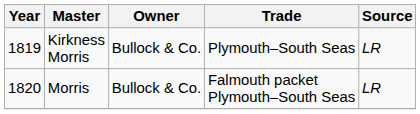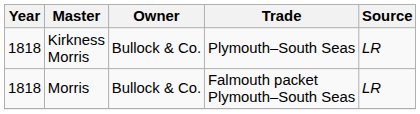(24, 48) 1819 -> (24, 48) 1818
(24, 88) 1820 -> (24, 88) 1818
